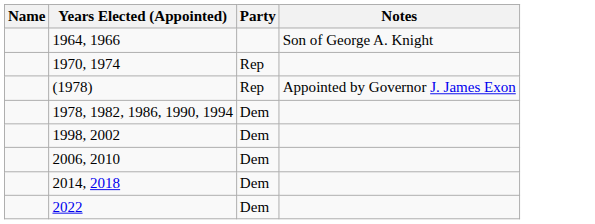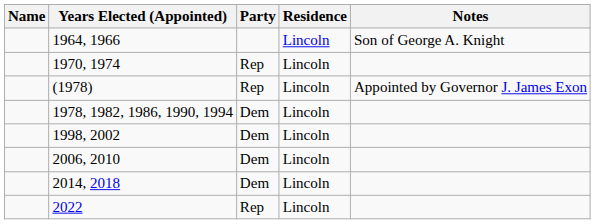+ column: (315, 16)
(254, 207) Dem -> (252, 207) Rep
